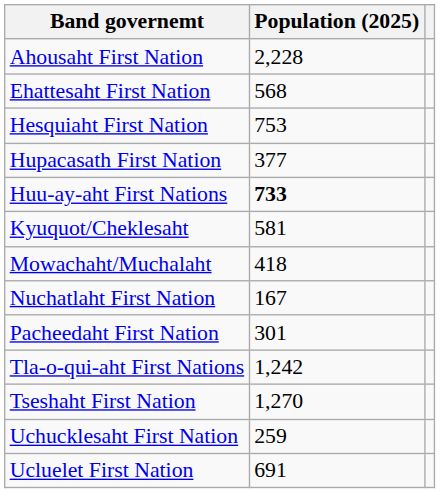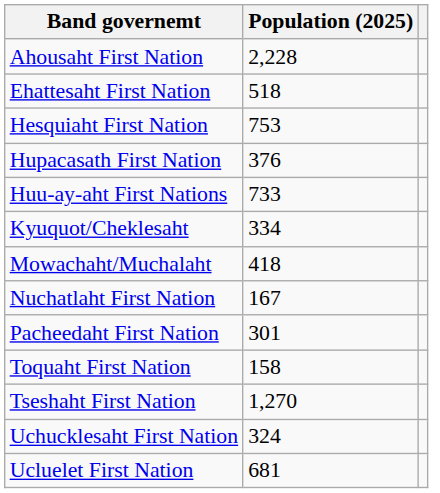(271, 90) 568 -> (264, 90) 518
(271, 159) 377 -> (264, 159) 376
(271, 194) bold -> (264, 194) normal
(271, 228) 581 -> (264, 228) 334
- row: (127, 366)
+ row: (100, 366)
(271, 435) 259 -> (264, 435) 324
(271, 470) 691 -> (264, 470) 681
